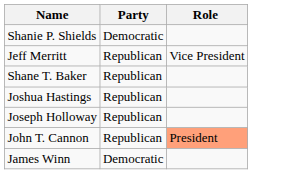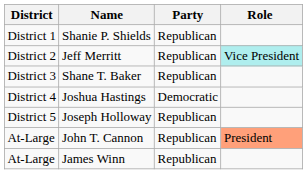+ column: (32, 14)
(133, 35) Democratic -> (187, 35) Republican
(207, 55) no background -> (262, 55) paleturquoise background
(133, 96) Republican -> (188, 96) Democratic
(133, 158) Democratic -> (187, 158) Republican
